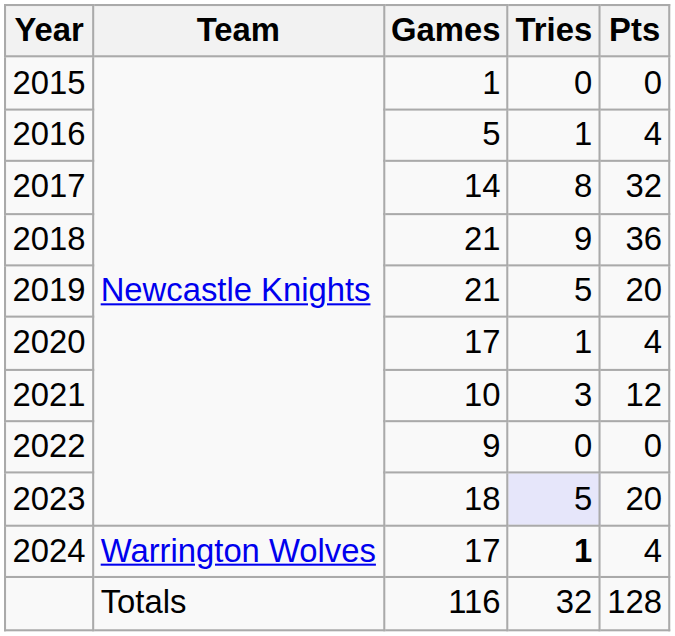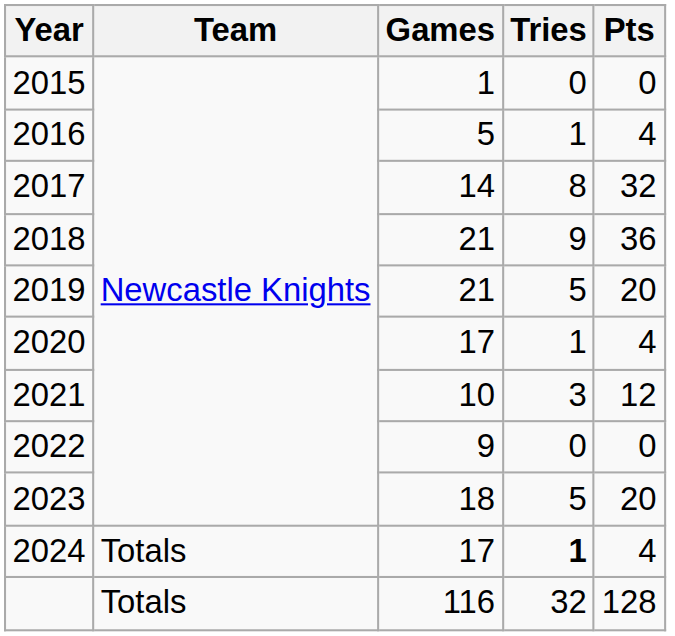(583, 498) lavender background -> (578, 498) no background
(238, 550) Warrington Wolves -> (144, 550) Totals
